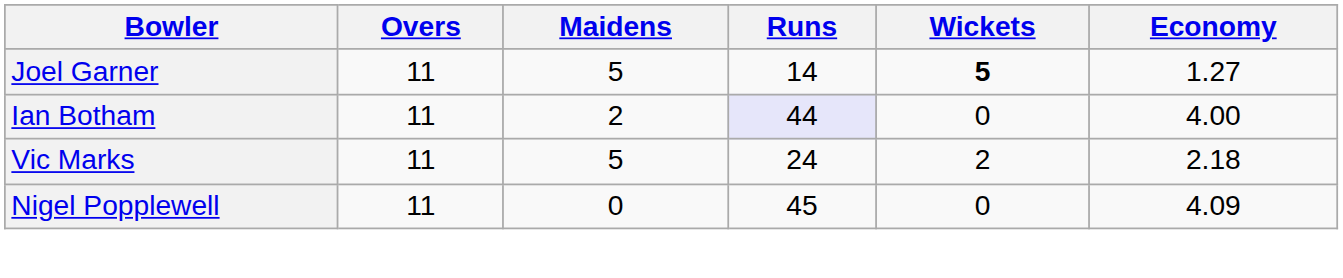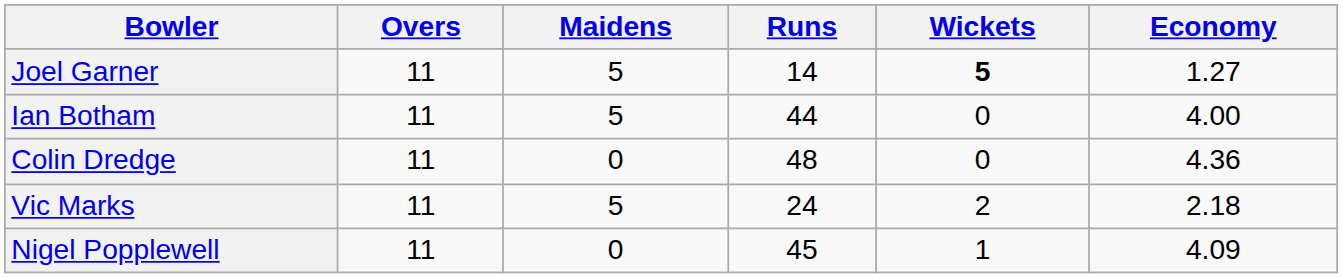(616, 116) 2 -> (616, 116) 5
(802, 116) lavender background -> (802, 116) no background
+ row: (94, 160)
(983, 205) 0 -> (983, 250) 1
